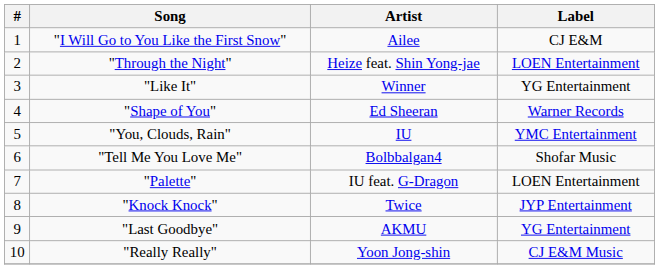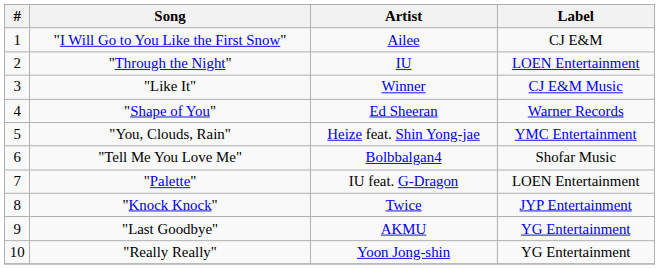(404, 63) Heize feat. Shin Yong-jae -> (404, 63) IU
(576, 87) YG Entertainment -> (576, 87) CJ E&M Music
(404, 134) IU -> (404, 134) Heize feat. Shin Yong-jae
(576, 252) CJ E&M Music -> (576, 252) YG Entertainment
